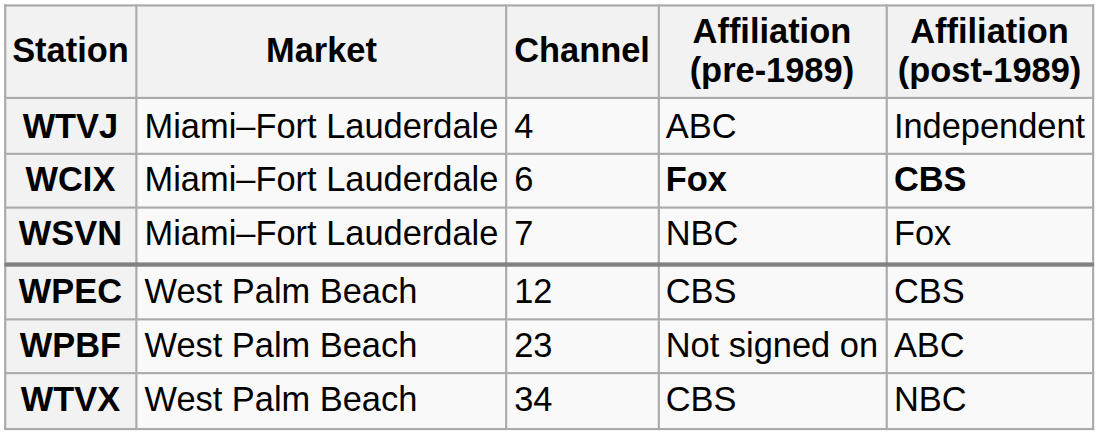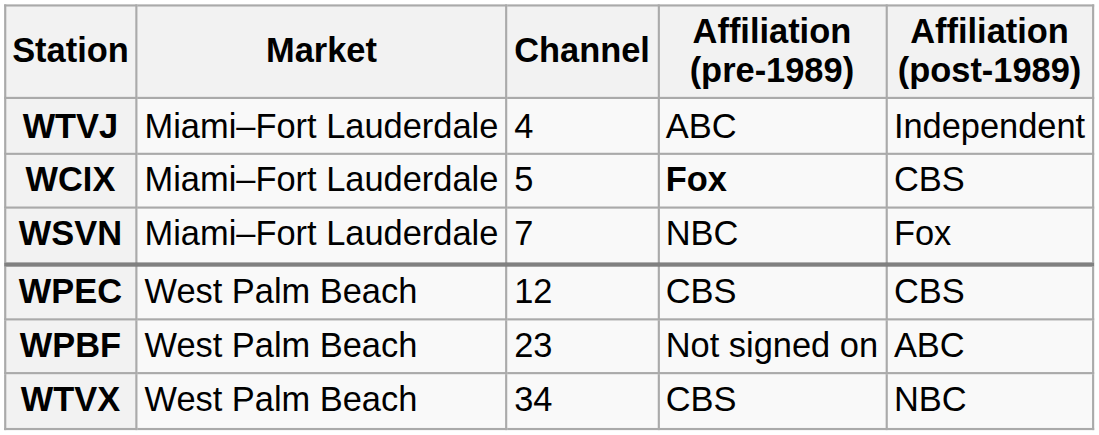(524, 179) 6 -> (524, 179) 5
(930, 179) bold -> (929, 179) normal
